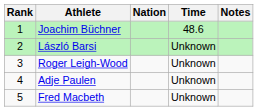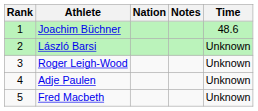columns swapped: (193, 13) <-> (236, 13)
